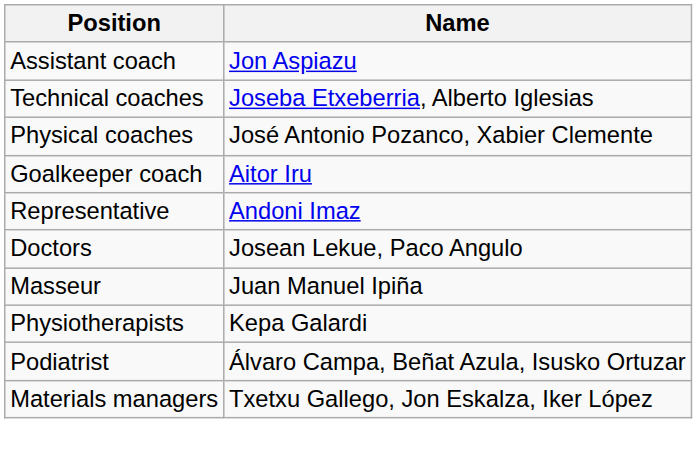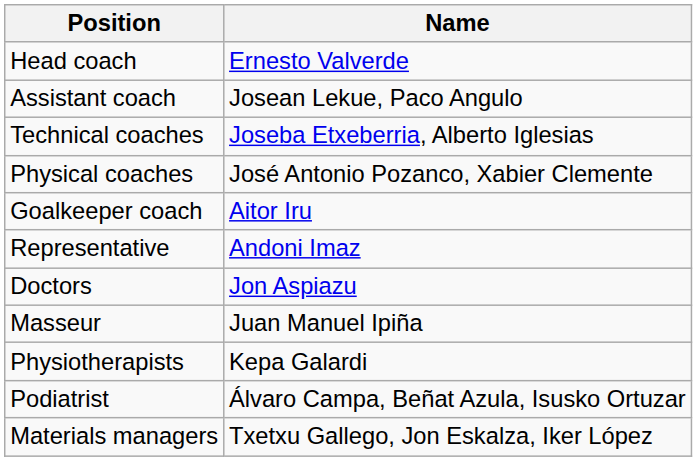+ row: (73, 60)
(293, 60) Jon Aspiazu -> (376, 98) Josean Lekue, Paco Angulo
(376, 248) Josean Lekue, Paco Angulo -> (293, 286) Jon Aspiazu
